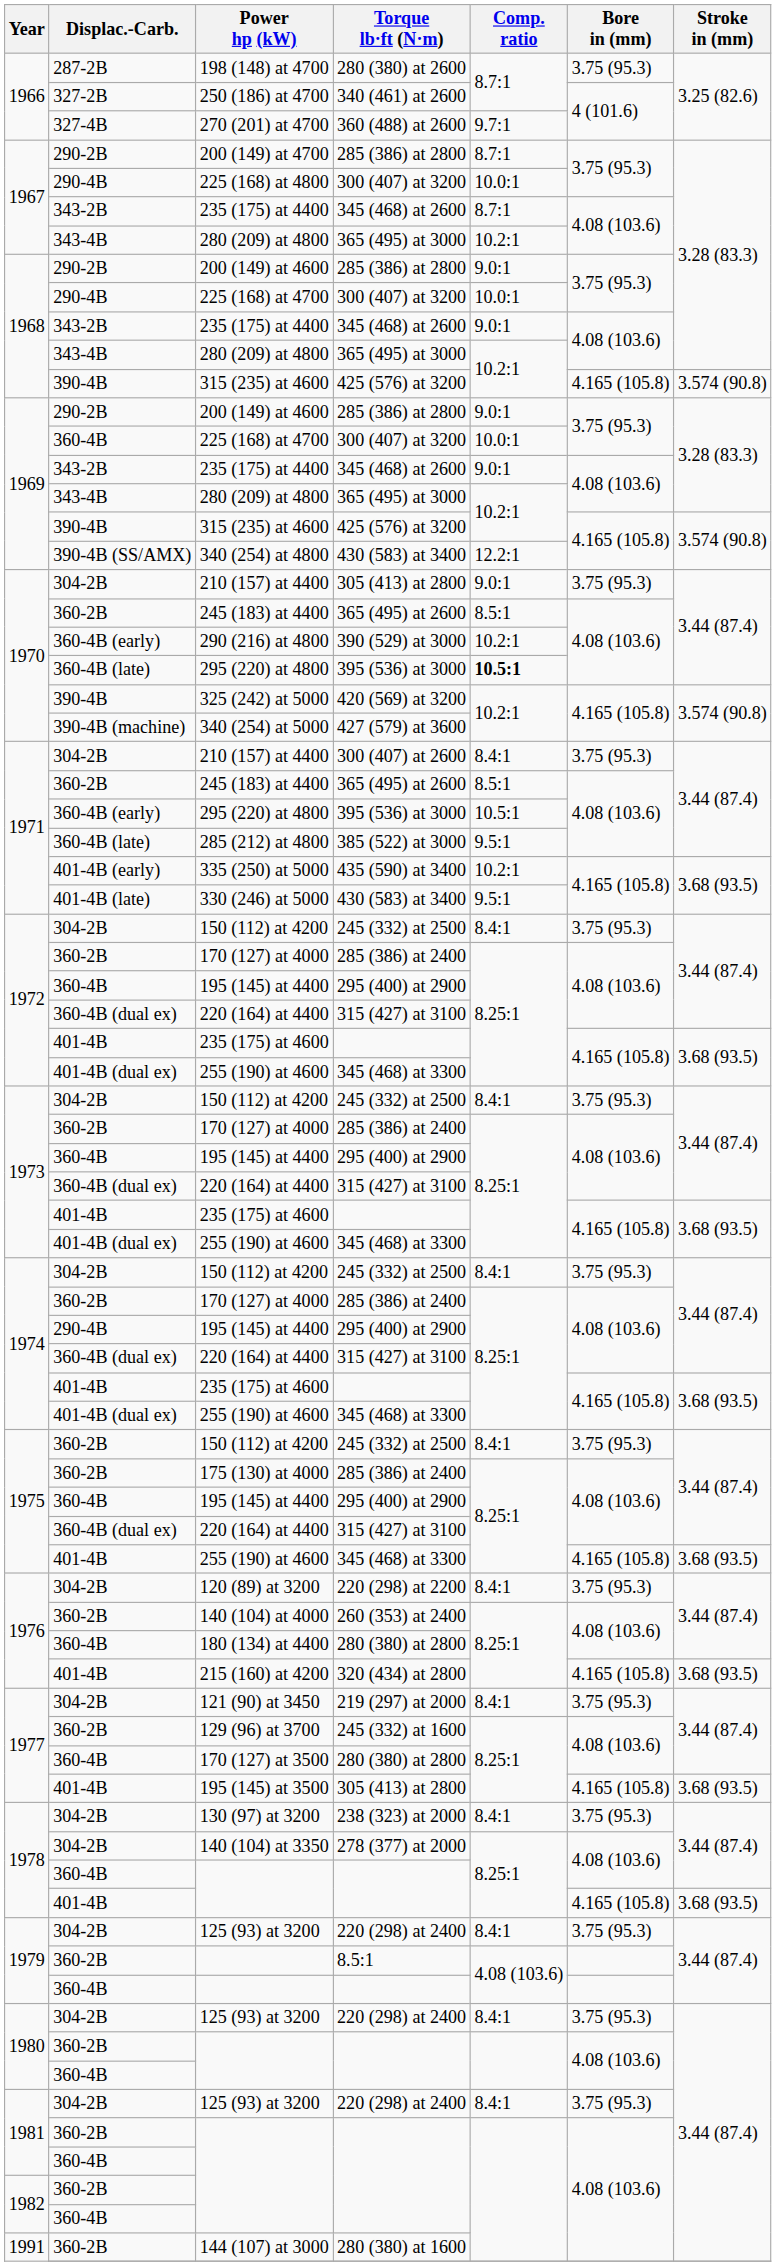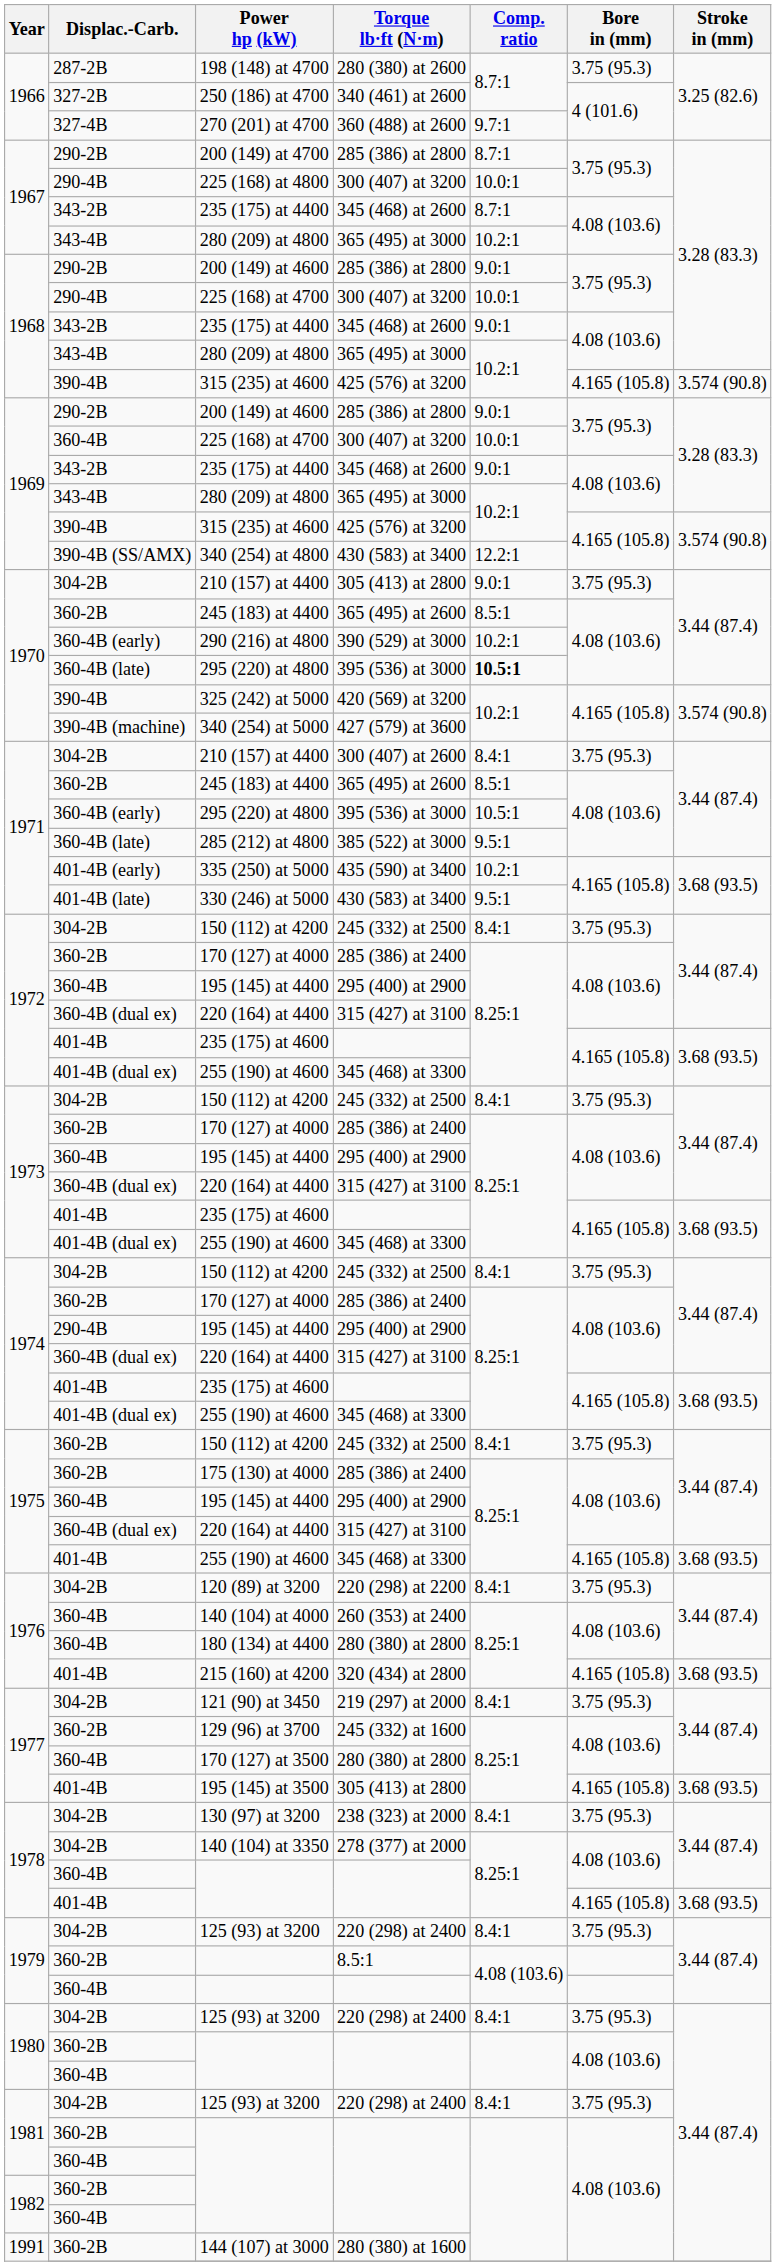(80, 1616) 360-2B -> (80, 1616) 360-4B
